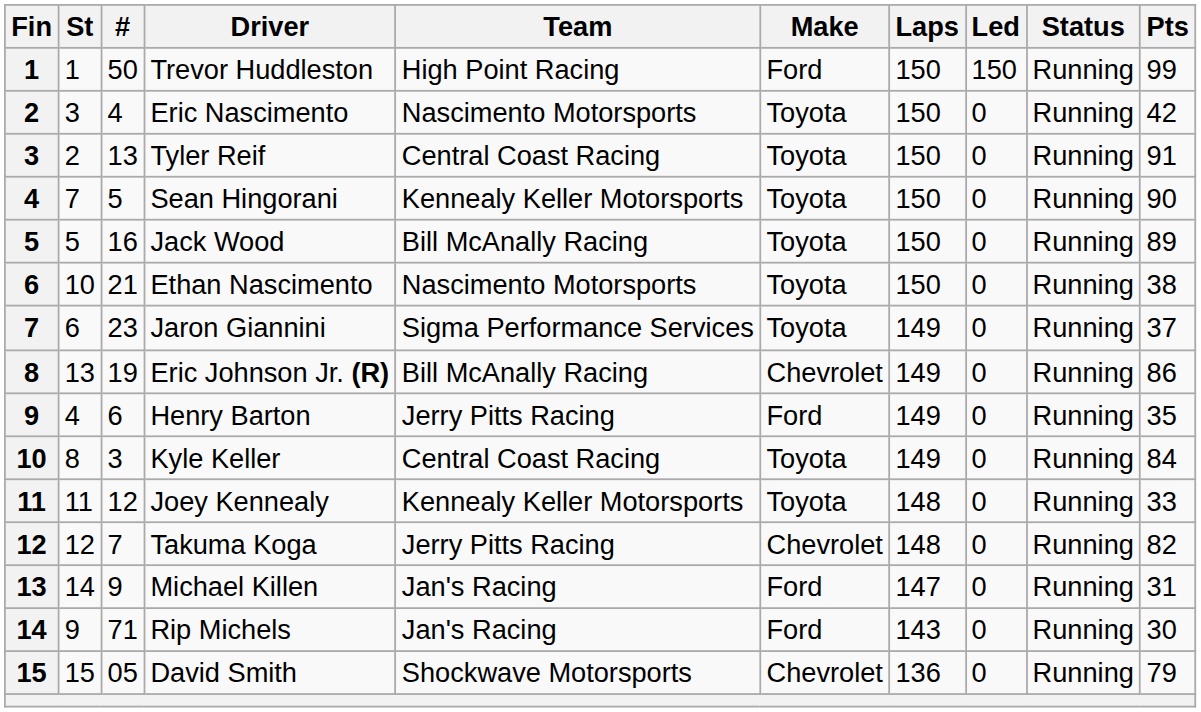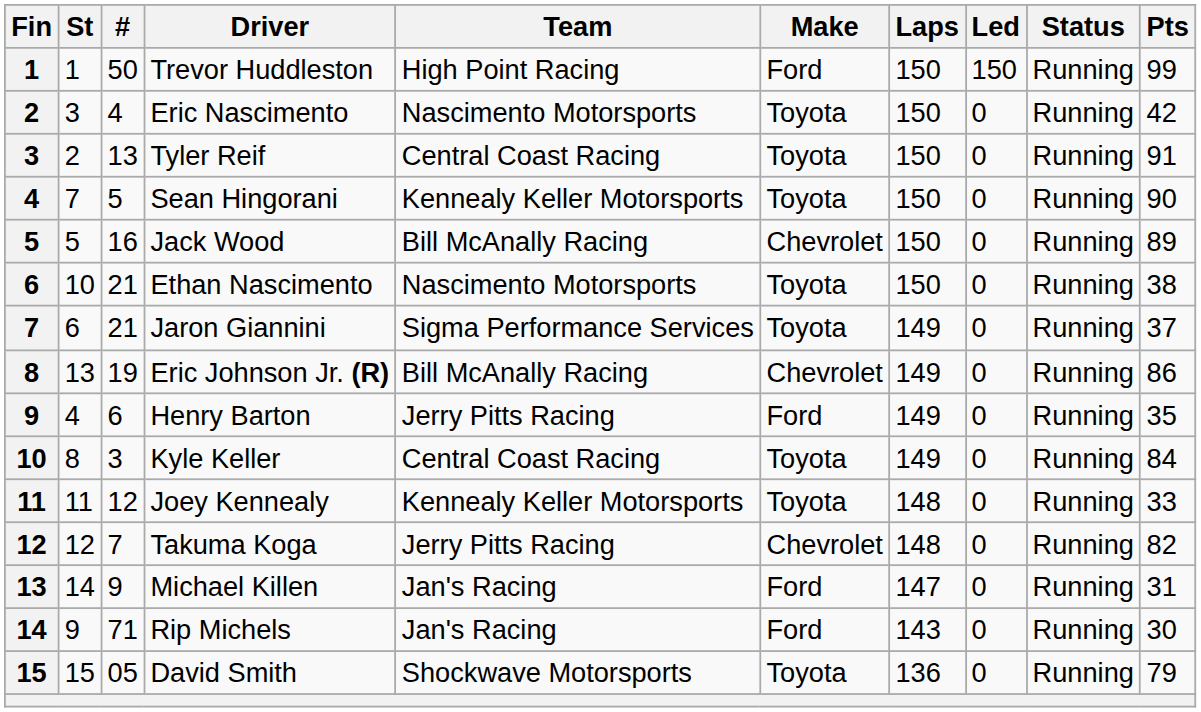(807, 242) Toyota -> (825, 242) Chevrolet
(123, 328) 23 -> (123, 328) 21
(825, 673) Chevrolet -> (807, 673) Toyota
